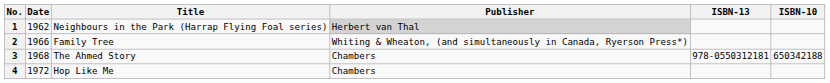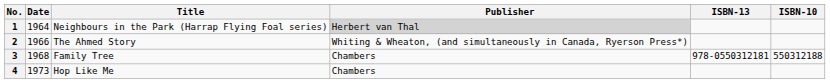(38, 27) 1962 -> (38, 27) 1964
(84, 41) Family Tree -> (95, 41) The Ahmed Story
(95, 56) The Ahmed Story -> (84, 56) Family Tree
(798, 56) 650342188 -> (798, 56) 550312188
(38, 71) 1972 -> (38, 71) 1973
